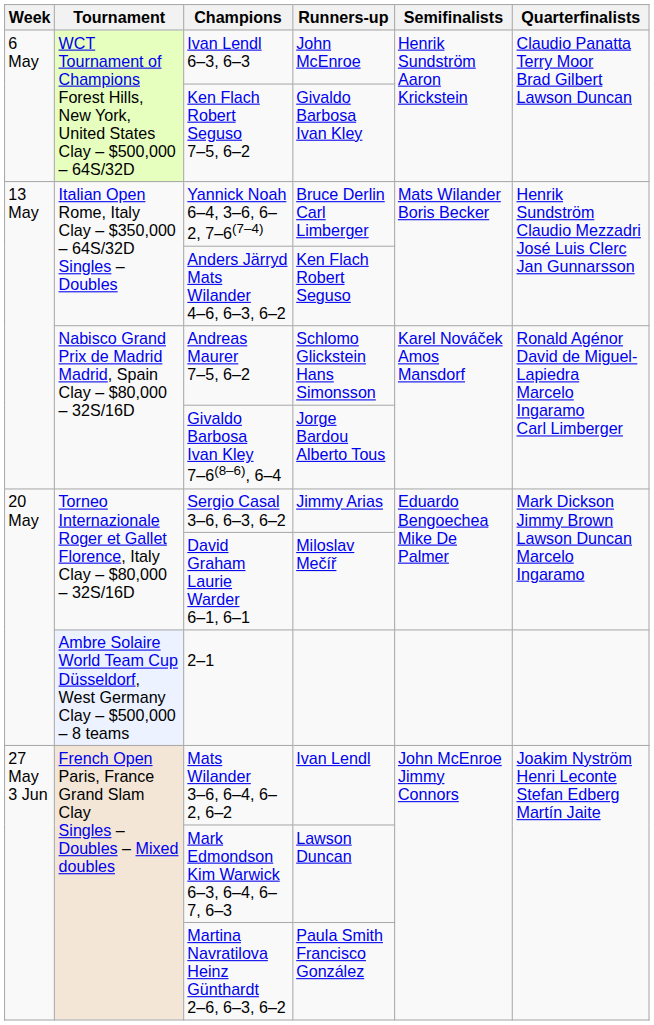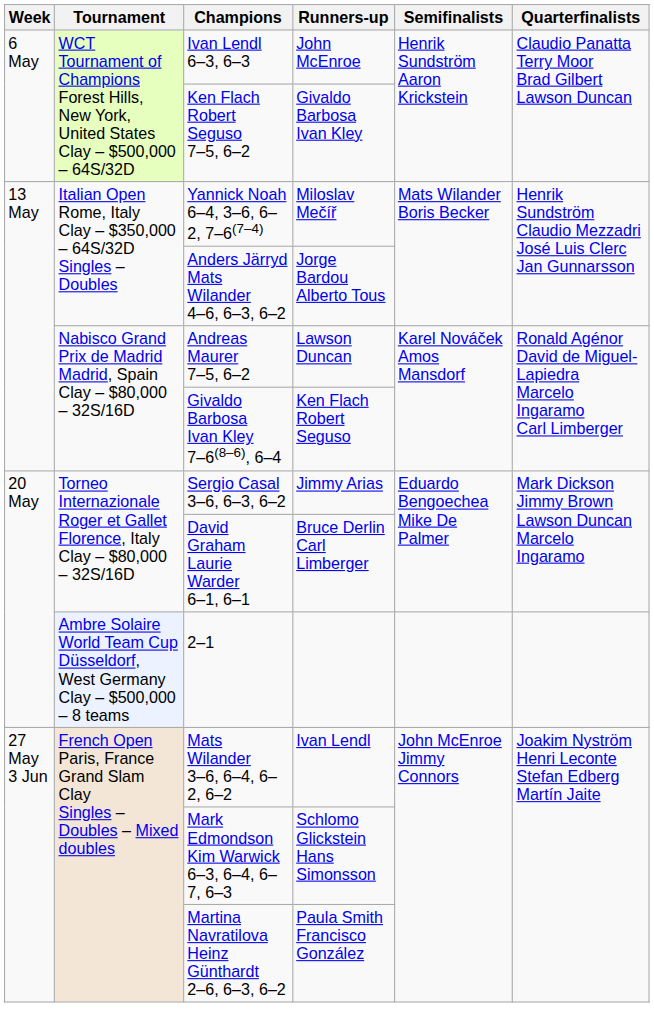(340, 213) Bruce Derlin Carl Limberger -> (325, 204) Miloslav Mečíř
(332, 277) Ken Flach Robert Seguso -> (341, 277) Jorge Bardou Alberto Tous
(336, 366) Schlomo Glickstein Hans Simonsson -> (324, 348) Lawson Duncan
(341, 437) Jorge Bardou Alberto Tous -> (332, 419) Ken Flach Robert Seguso
(325, 554) Miloslav Mečíř -> (340, 545) Bruce Derlin Carl Limberger
(324, 847) Lawson Duncan -> (336, 847) Schlomo Glickstein Hans Simonsson
